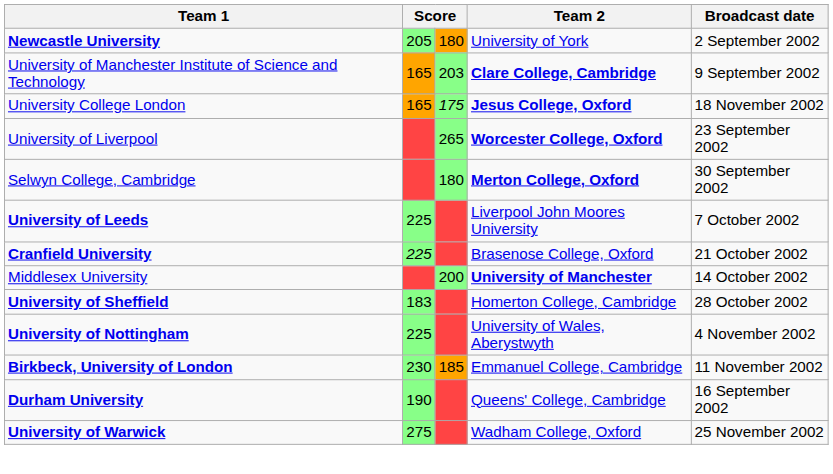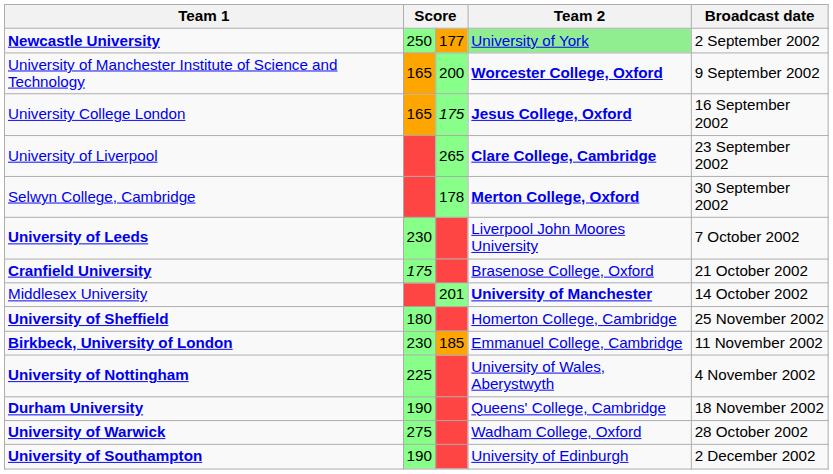(419, 40) 205 -> (419, 40) 250
(451, 40) 180 -> (452, 40) 177
(530, 40) no background -> (530, 40) lightgreen background
(451, 73) 203 -> (452, 73) 200
(564, 73) Clare College, Cambridge -> (567, 73) Worcester College, Oxford
(759, 105) 18 November 2002 -> (742, 114) 16 September 2002
(567, 138) Worcester College, Oxford -> (564, 155) Clare College, Cambridge
(451, 179) 180 -> (452, 196) 178
(419, 221) 225 -> (419, 238) 230
(419, 253) 225 -> (419, 270) 175
(451, 277) 200 -> (452, 294) 201
(419, 301) 183 -> (419, 319) 180
(751, 301) 28 October 2002 -> (759, 319) 25 November 2002
rows swapped: (98, 334) <-> (120, 367)
(742, 399) 16 September 2002 -> (759, 408) 18 November 2002
(759, 432) 25 November 2002 -> (751, 432) 28 October 2002
+ row: (105, 456)
